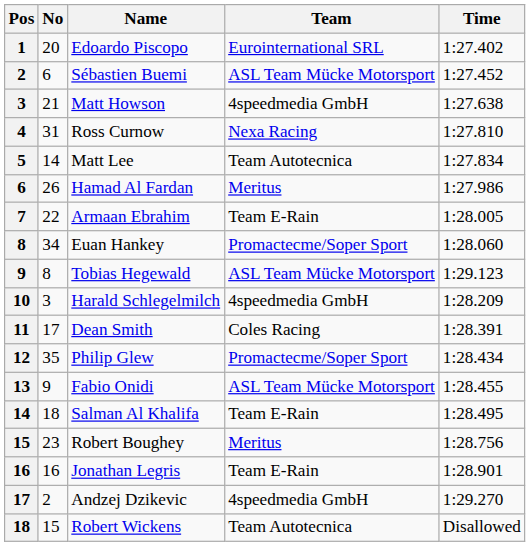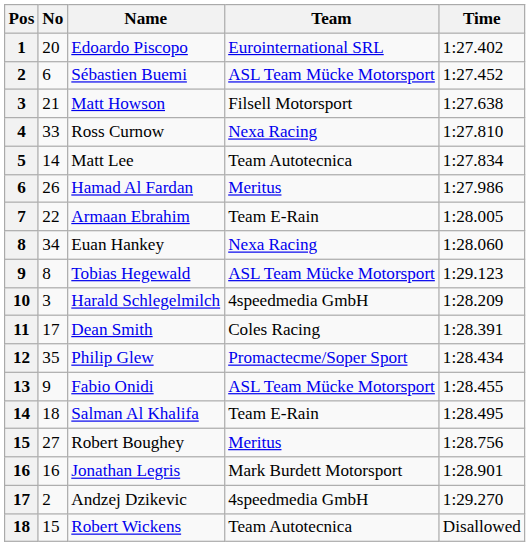(298, 103) 4speedmedia GmbH -> (290, 103) Filsell Motorsport
(51, 132) 31 -> (51, 132) 33
(318, 245) Promactecme/Soper Sport -> (273, 245) Nexa Racing
(51, 442) 23 -> (51, 442) 27
(273, 471) Team E-Rain -> (315, 471) Mark Burdett Motorsport
